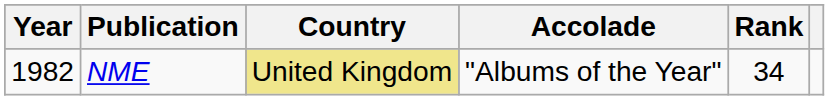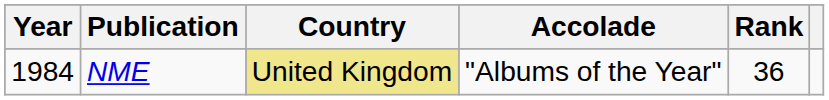(43, 71) 1982 -> (43, 71) 1984
(769, 71) 34 -> (769, 71) 36
